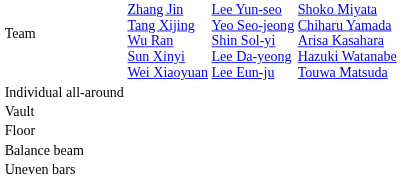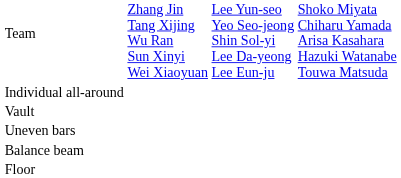rows swapped: (40, 169) <-> (20, 130)
